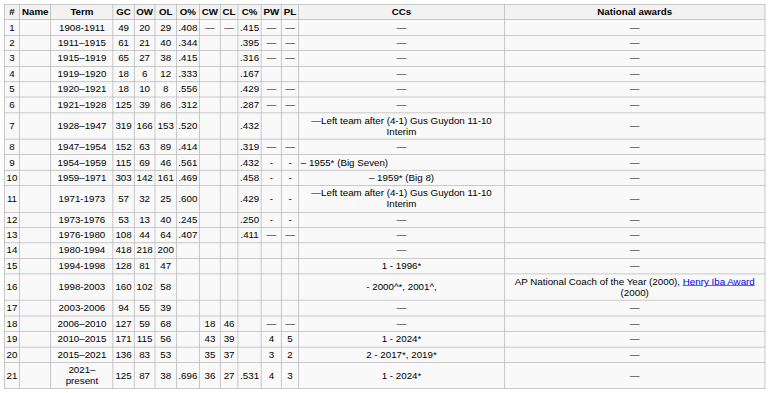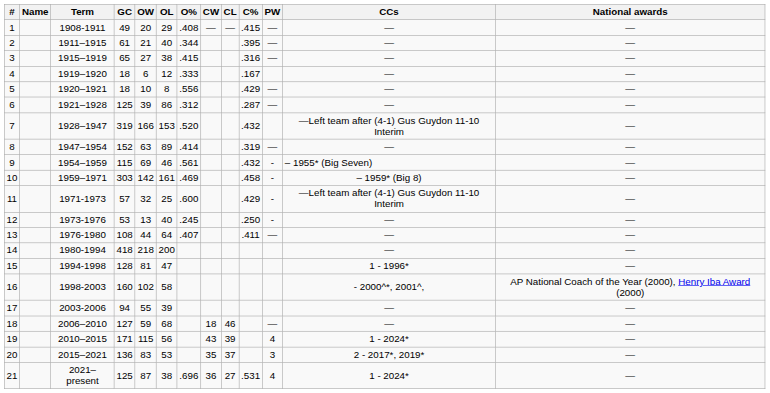- column: (290, 12)
